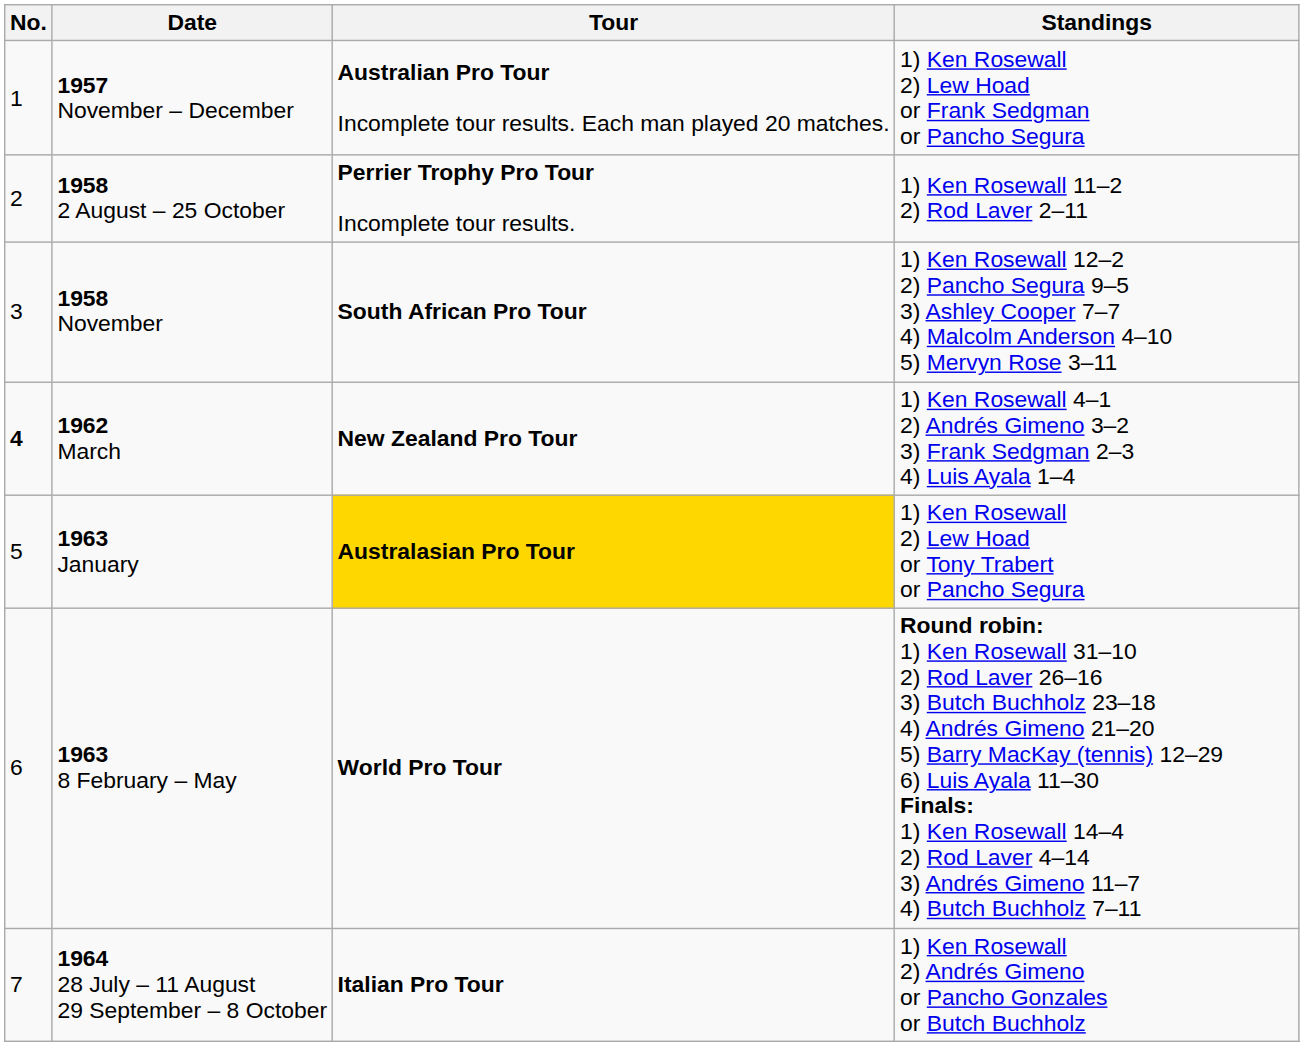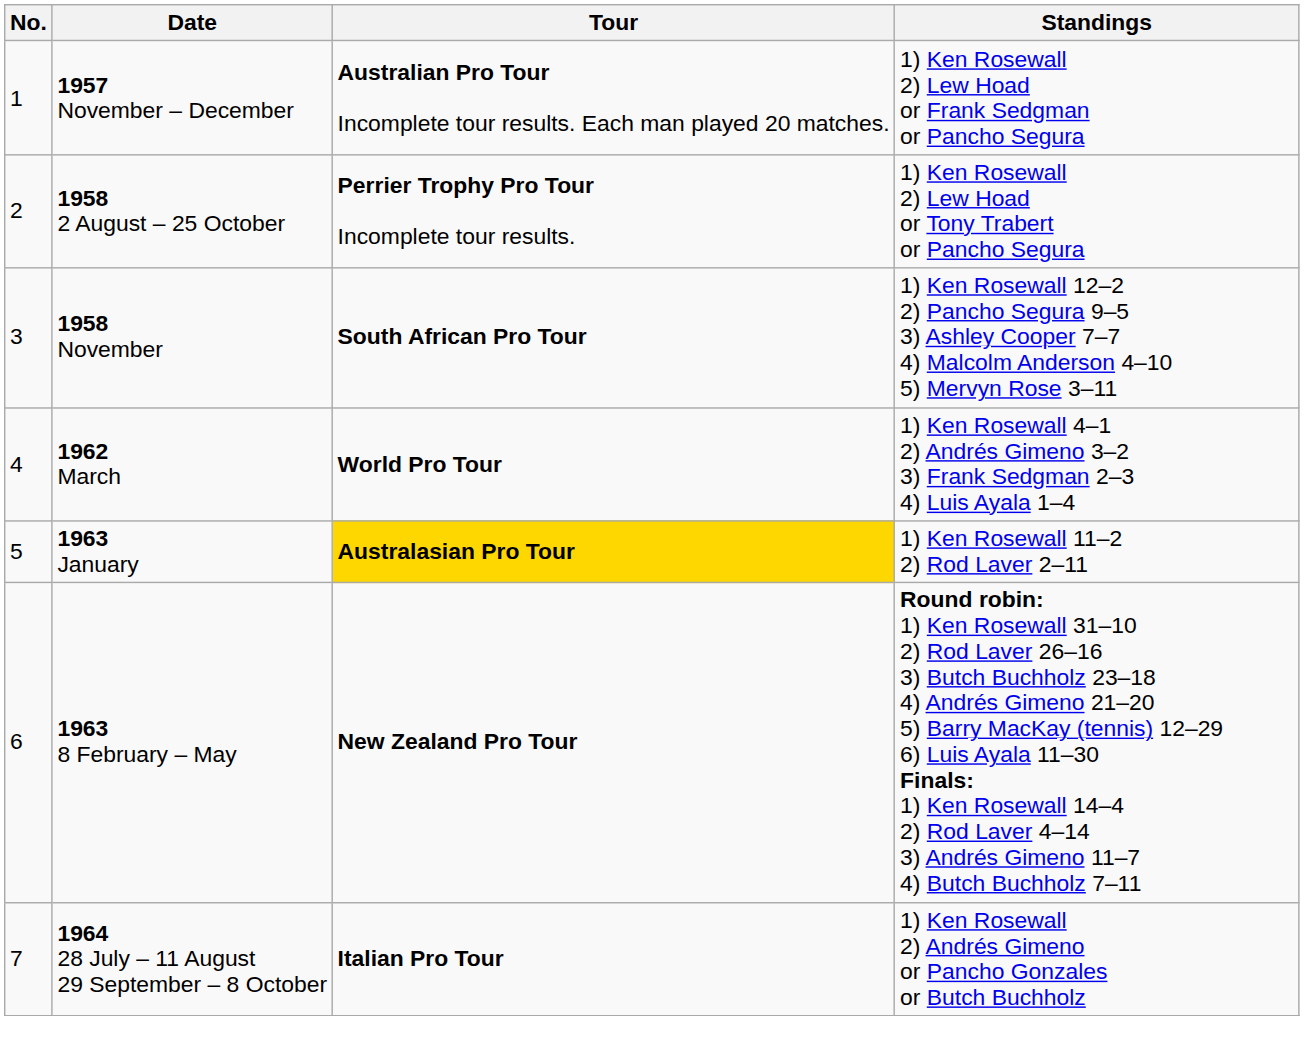(1011, 198) 1) Ken Rosewall 11–2 2) Rod Laver 2–11 -> (992, 211) 1) Ken Rosewall 2) Lew Hoad or Tony Trabert or Pancho Segura
(16, 438) bold -> (16, 463) normal
(458, 438) New Zealand Pro Tour -> (420, 463) World Pro Tour
(992, 551) 1) Ken Rosewall 2) Lew Hoad or Tony Trabert or Pancho Segura -> (1011, 551) 1) Ken Rosewall 11–2 2) Rod Laver 2–11
(420, 768) World Pro Tour -> (458, 742) New Zealand Pro Tour
